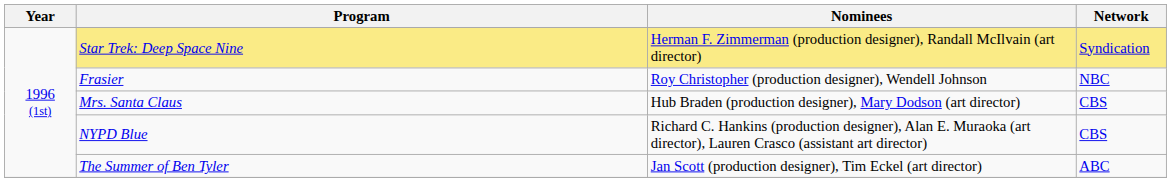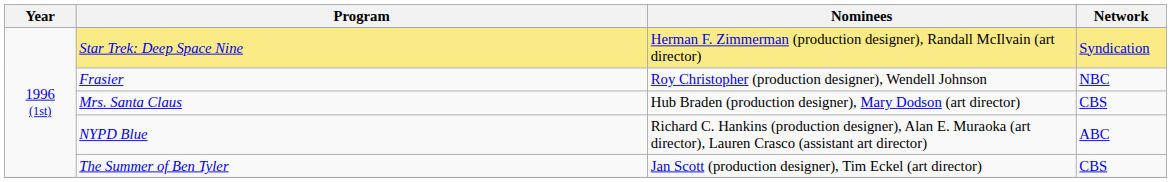(1093, 134) CBS -> (1094, 134) ABC
(1094, 166) ABC -> (1093, 166) CBS
